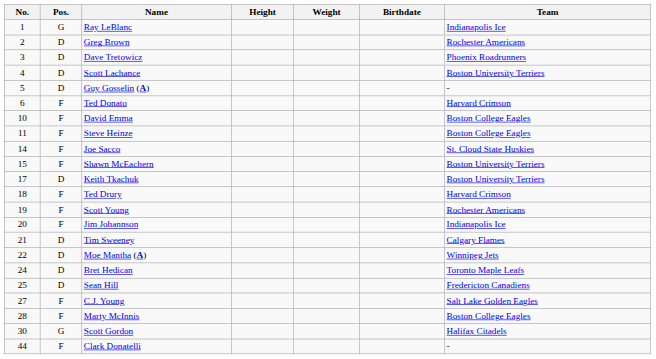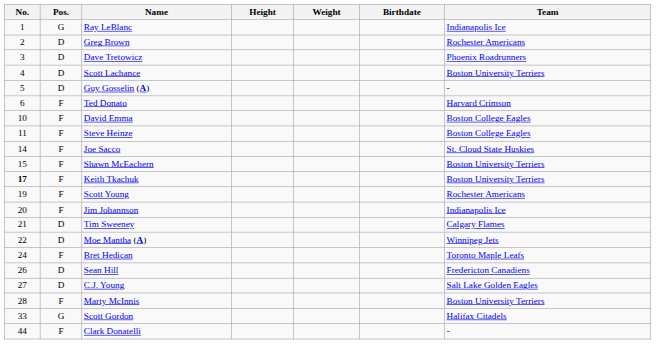(22, 179) normal -> (22, 179) bold
(61, 179) D -> (61, 179) F
- row: (103, 194)
(61, 270) D -> (61, 255) F
(22, 286) 25 -> (22, 270) 26
(61, 301) F -> (61, 286) D
(489, 316) Boston College Eagles -> (496, 301) Boston University Terriers
(22, 331) 30 -> (22, 316) 33
